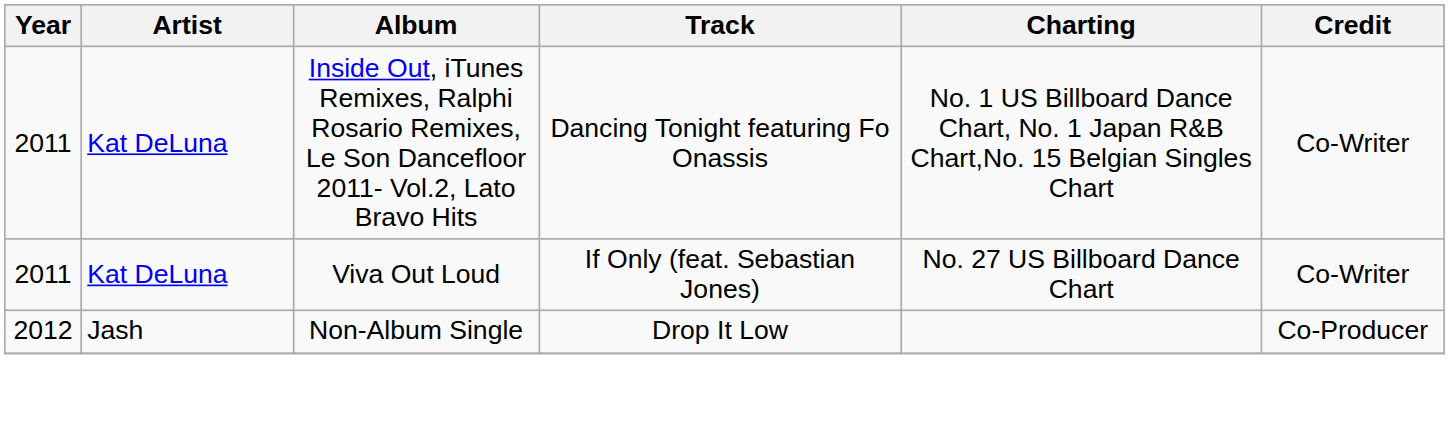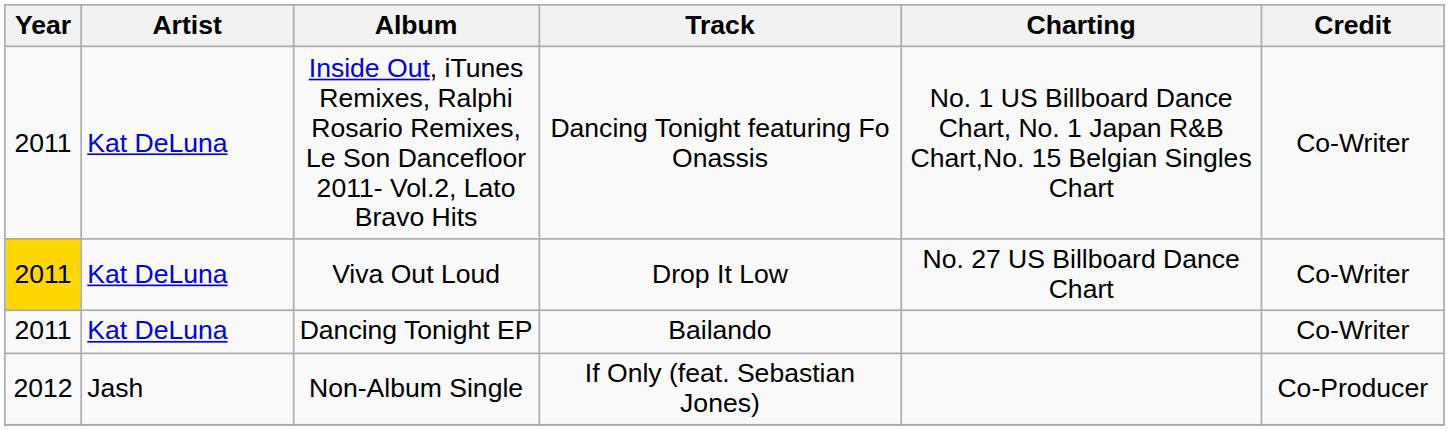(43, 274) no background -> (43, 274) gold background
(720, 274) If Only (feat. Sebastian Jones) -> (720, 274) Drop It Low
+ row: (416, 331)
(720, 331) Drop It Low -> (720, 388) If Only (feat. Sebastian Jones)
